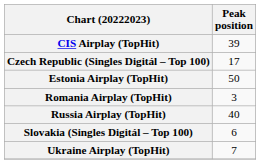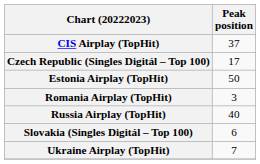(234, 43) 39 -> (234, 43) 37
